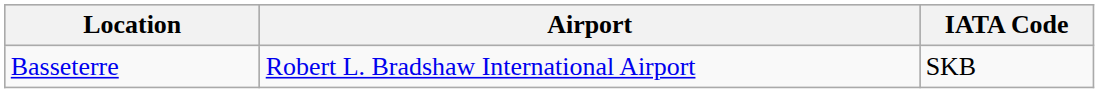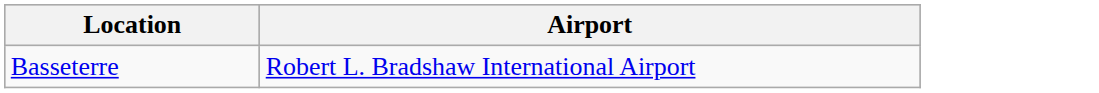- column: (1007, 25)
